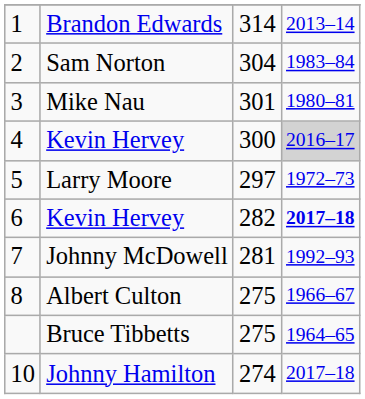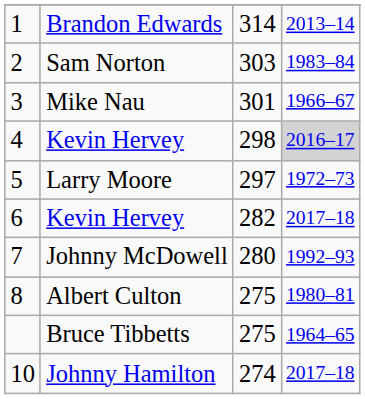(257, 62) 304 -> (257, 62) 303
(320, 101) 1980–81 -> (320, 101) 1966–67
(257, 140) 300 -> (257, 140) 298
(320, 218) bold -> (320, 218) normal
(257, 256) 281 -> (257, 256) 280
(320, 295) 1966–67 -> (320, 295) 1980–81
